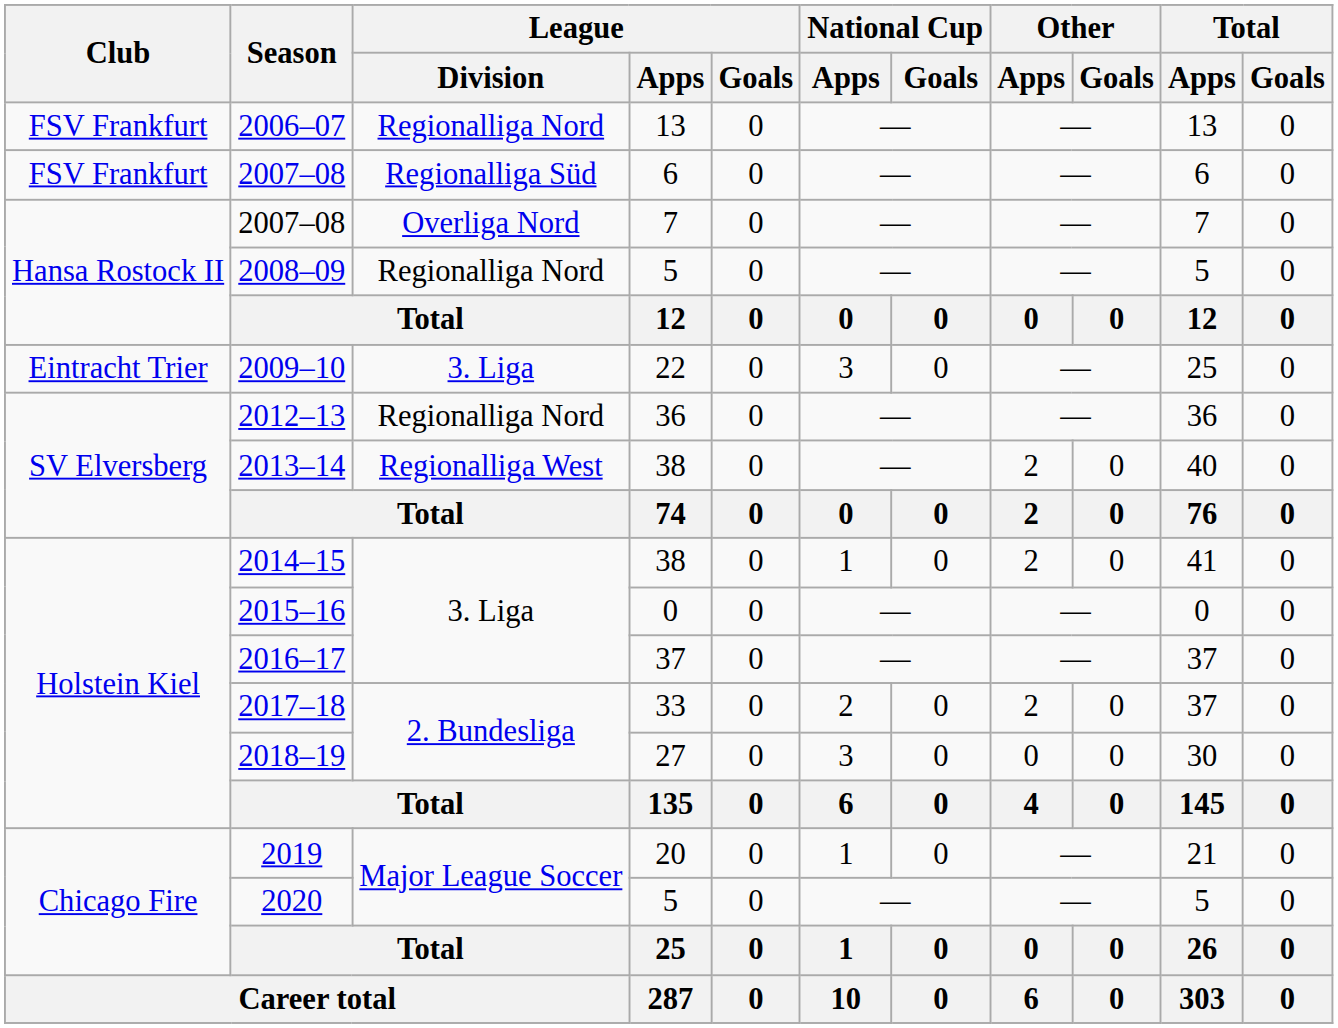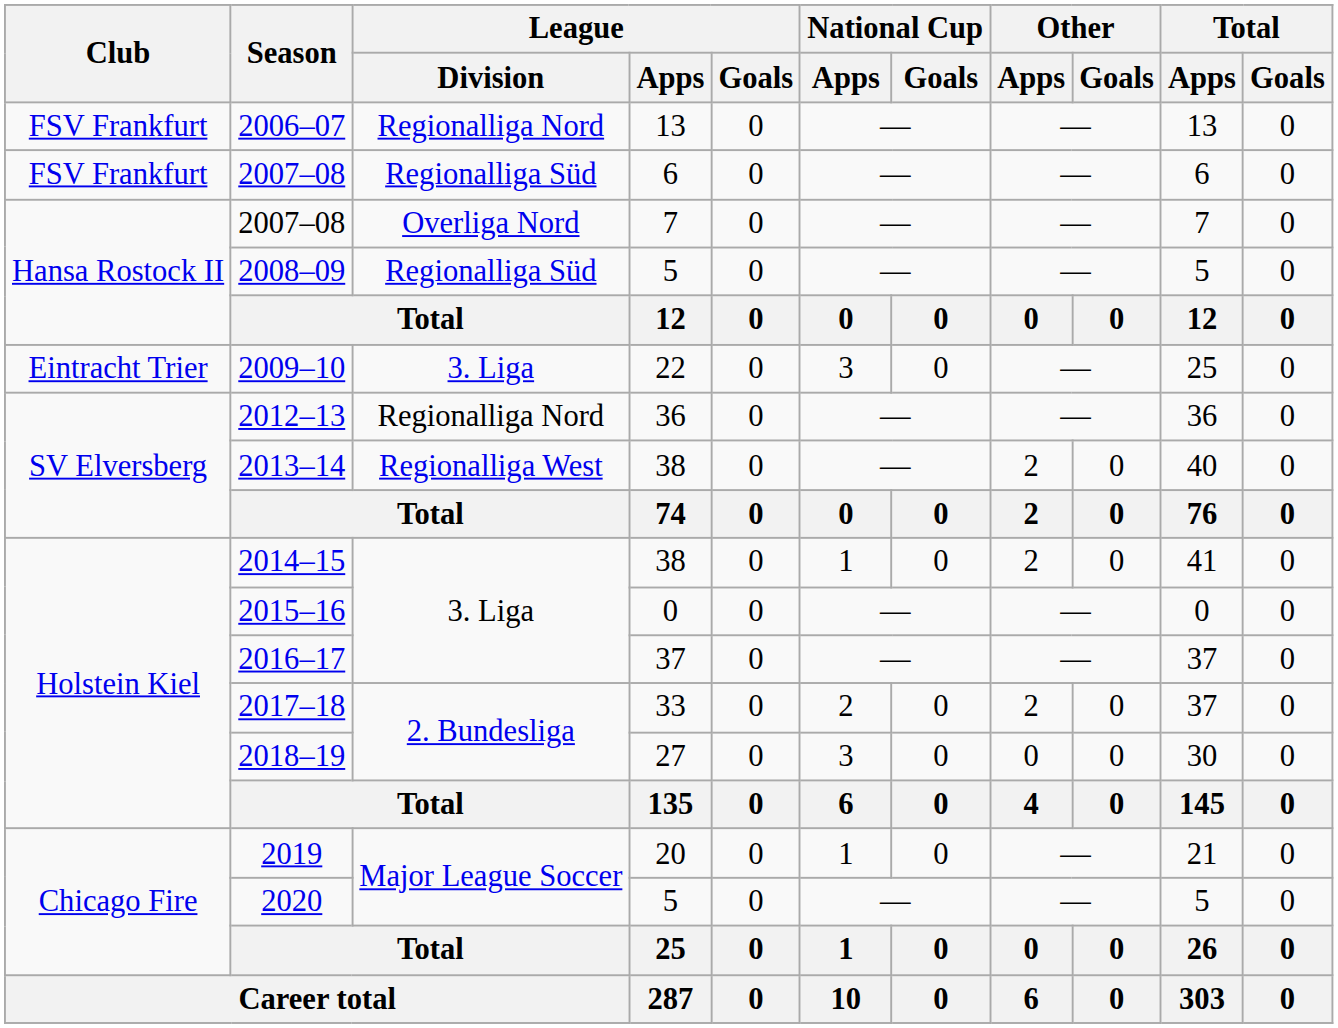(491, 271) Regionalliga Nord -> (491, 271) Regionalliga Süd
